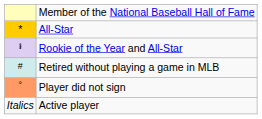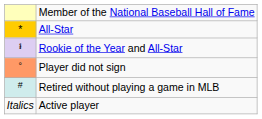rows swapped: (129, 68) <-> (82, 87)
